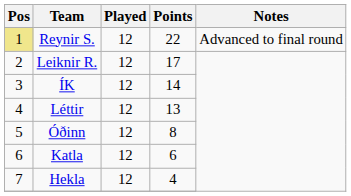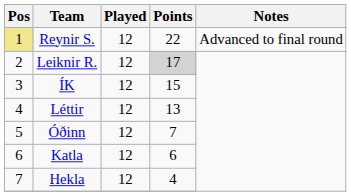(173, 62) no background -> (173, 62) lightgrey background
(173, 86) 14 -> (173, 86) 15
(173, 132) 8 -> (173, 132) 7
